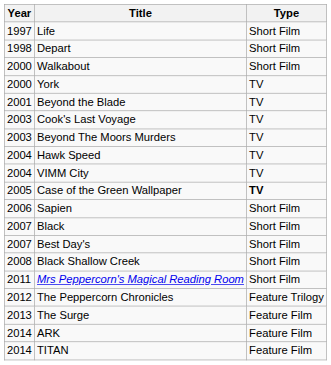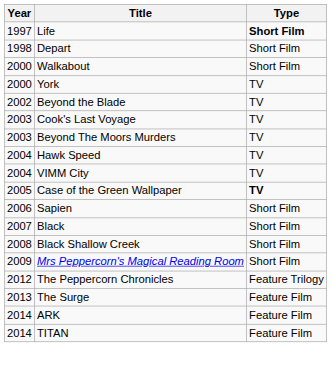(275, 31) normal -> (277, 31) bold
(19, 102) 2001 -> (19, 102) 2002
- row: (64, 244)
(19, 279) 2011 -> (19, 262) 2009
